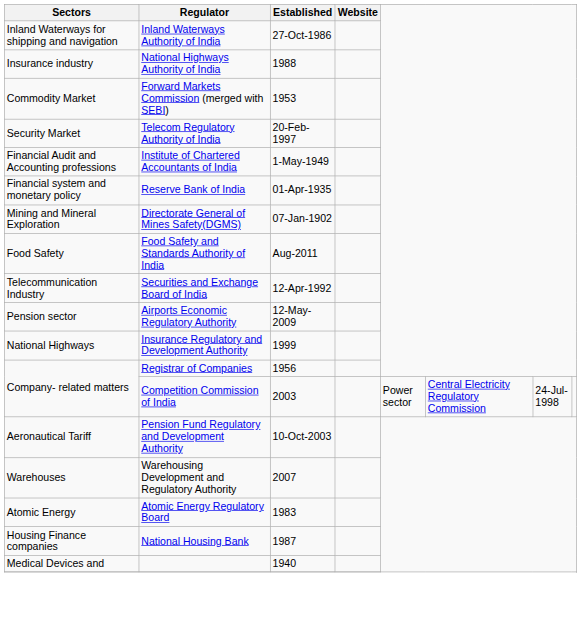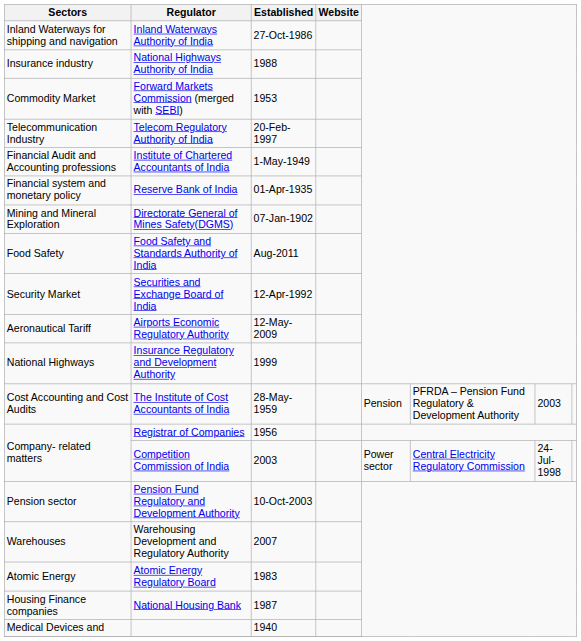(43, 133) Security Market -> (52, 133) Telecommunication Industry
(52, 288) Telecommunication Industry -> (43, 294) Security Market
(42, 316) Pension sector -> (49, 328) Aeronautical Tariff
+ row: (181, 403)
(49, 437) Aeronautical Tariff -> (42, 501) Pension sector
